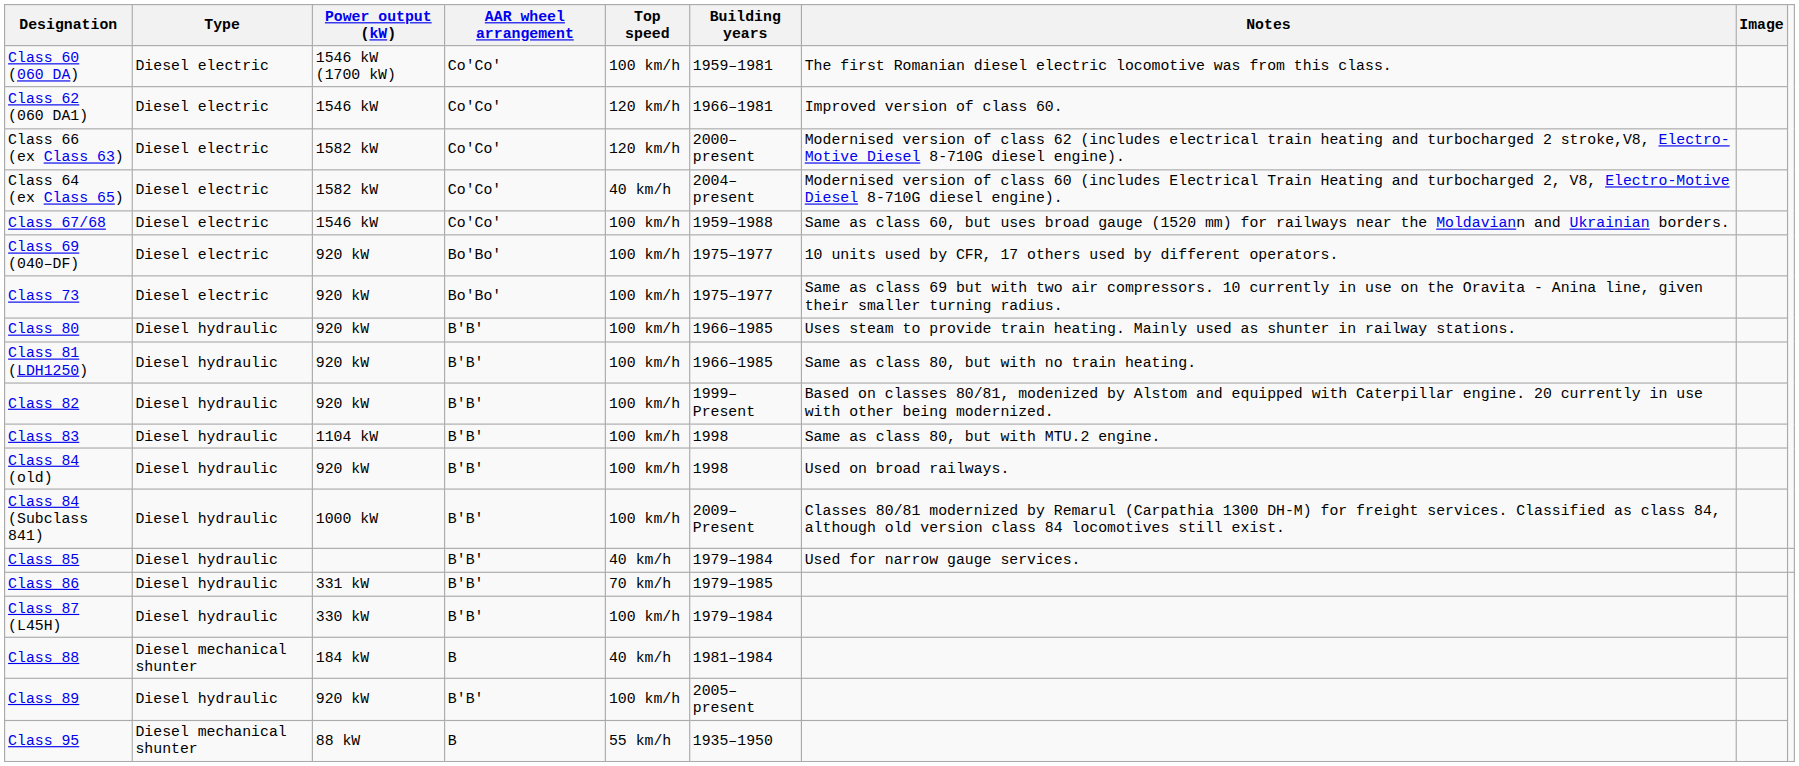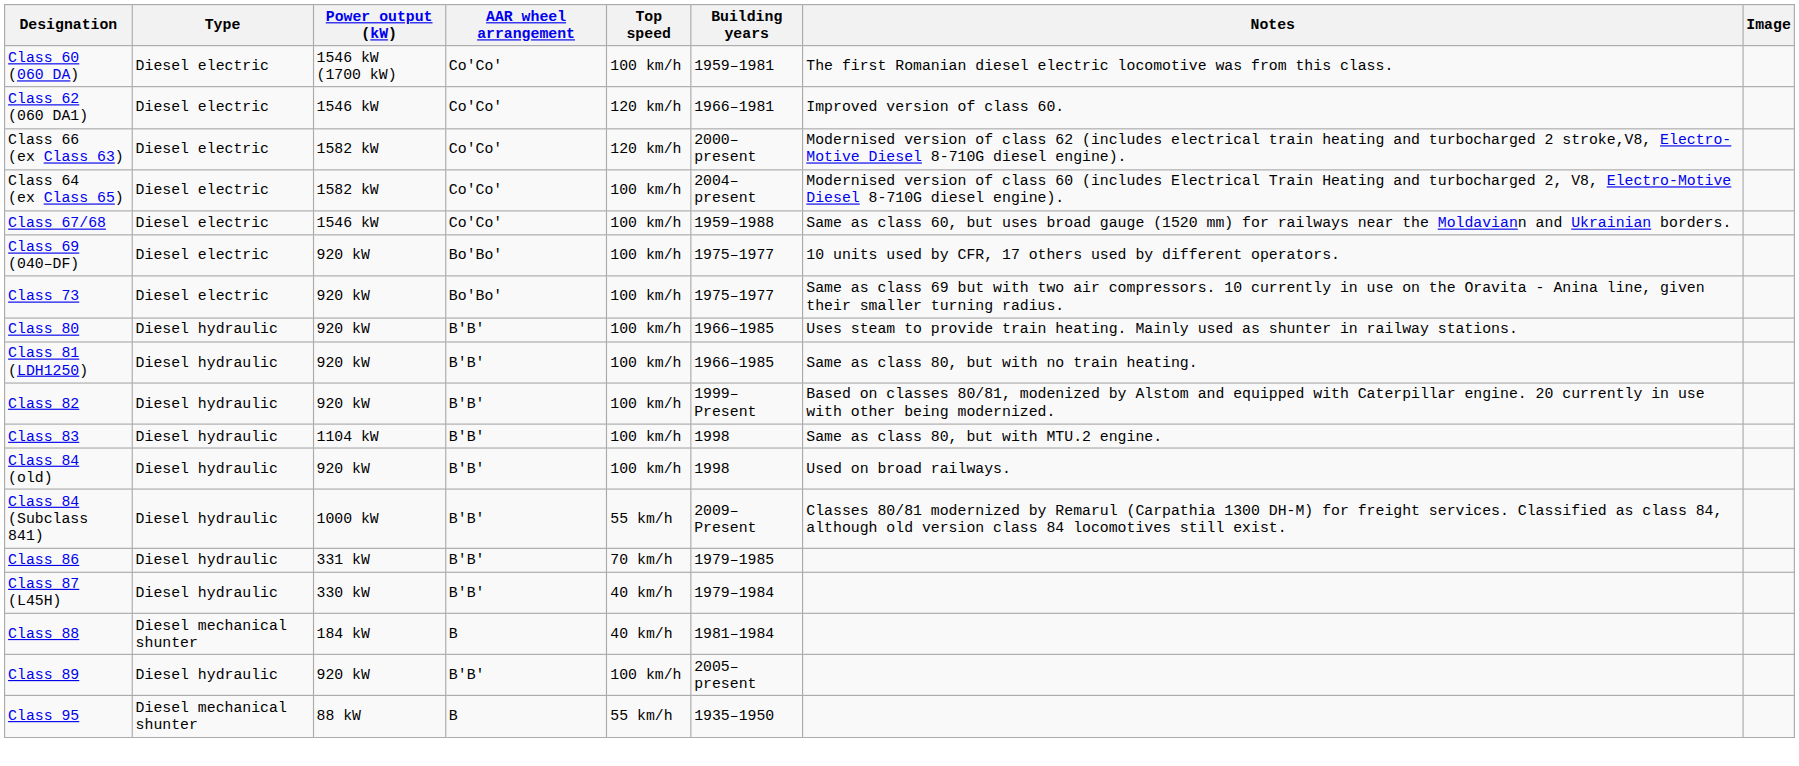(640, 190) 40 km/h -> (646, 190) 100 km/h
(645, 519) 100 km/h -> (641, 519) 55 km/h
- row: (44, 560)
(645, 617) 100 km/h -> (641, 593) 40 km/h
